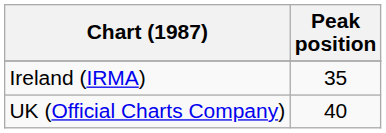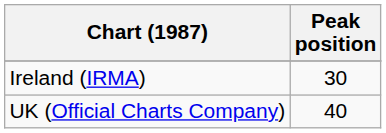(336, 77) 35 -> (336, 77) 30
